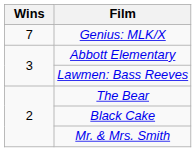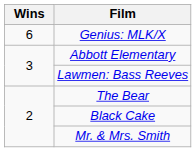(29, 34) 7 -> (29, 34) 6
